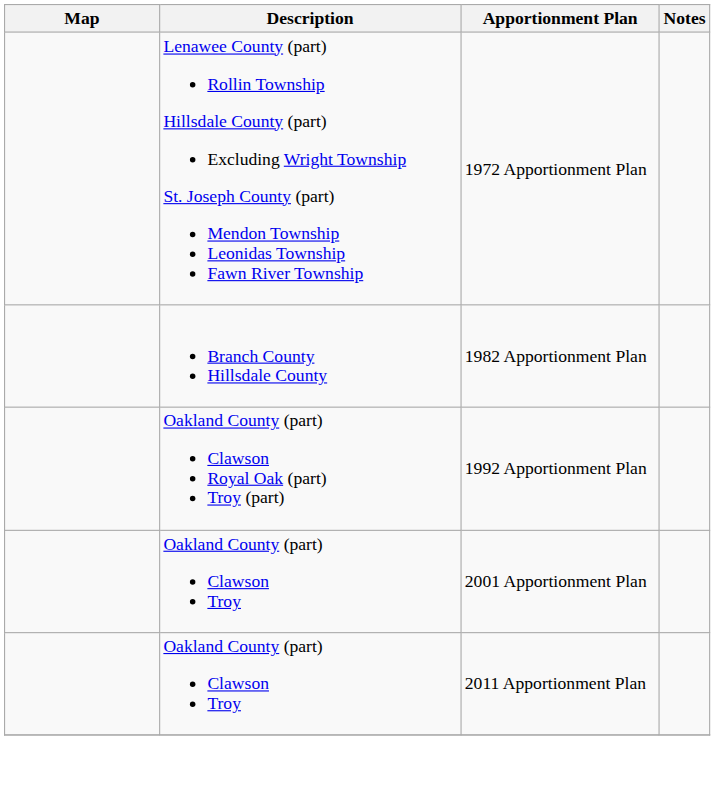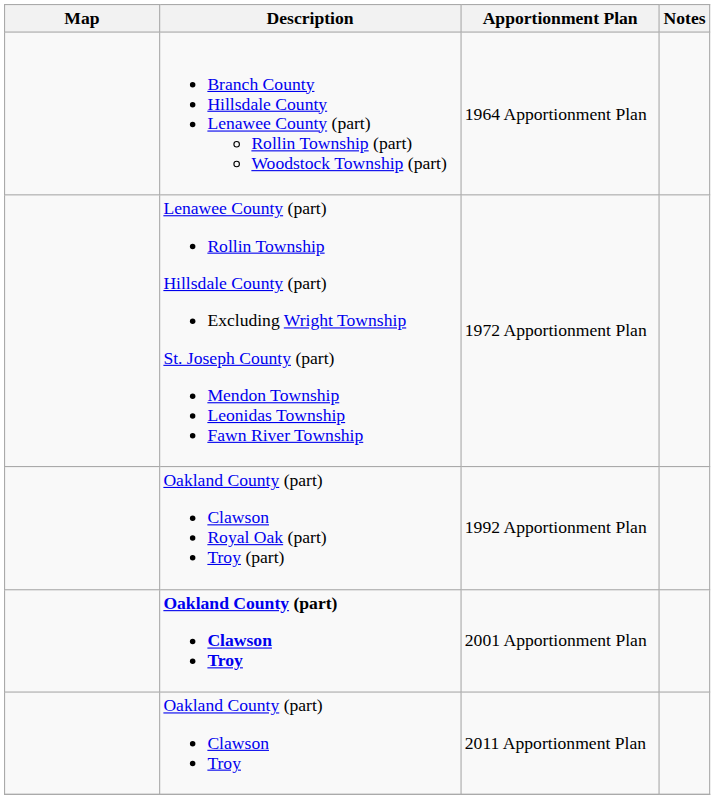+ row: (556, 113)
- row: (556, 355)
(310, 572) normal -> (310, 632) bold
